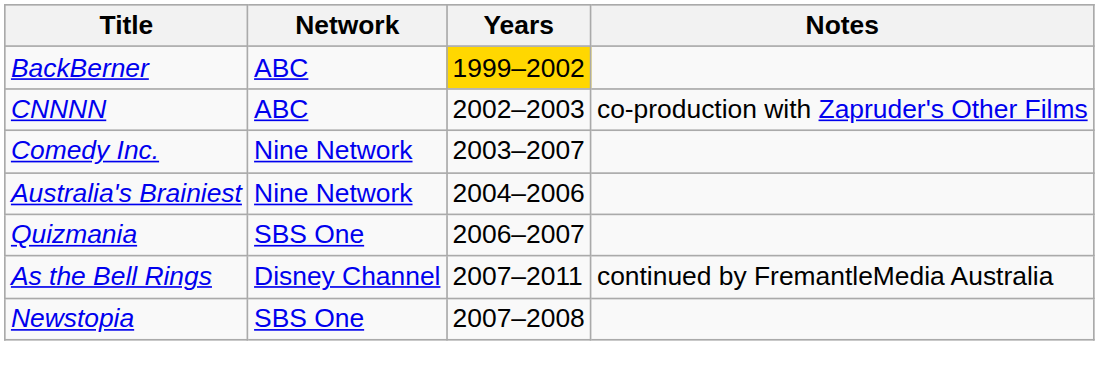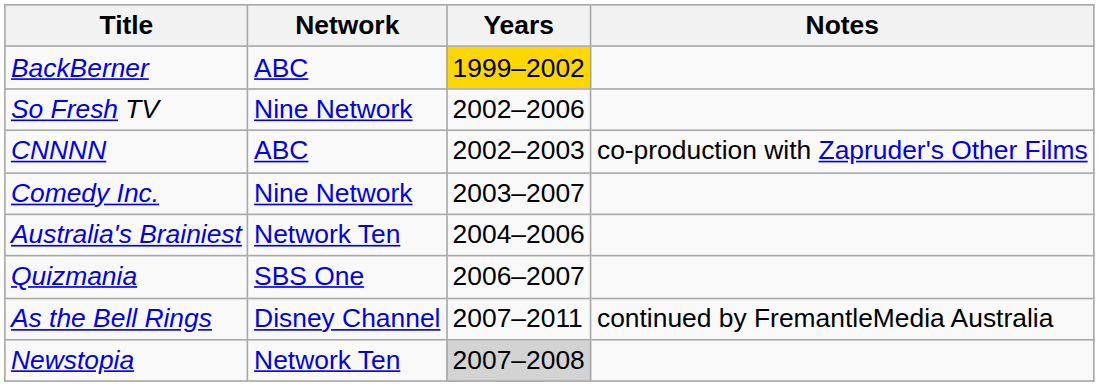+ row: (85, 109)
(333, 192) Nine Network -> (327, 234) Network Ten
(309, 318) SBS One -> (327, 360) Network Ten
(519, 318) no background -> (519, 360) lightgrey background
